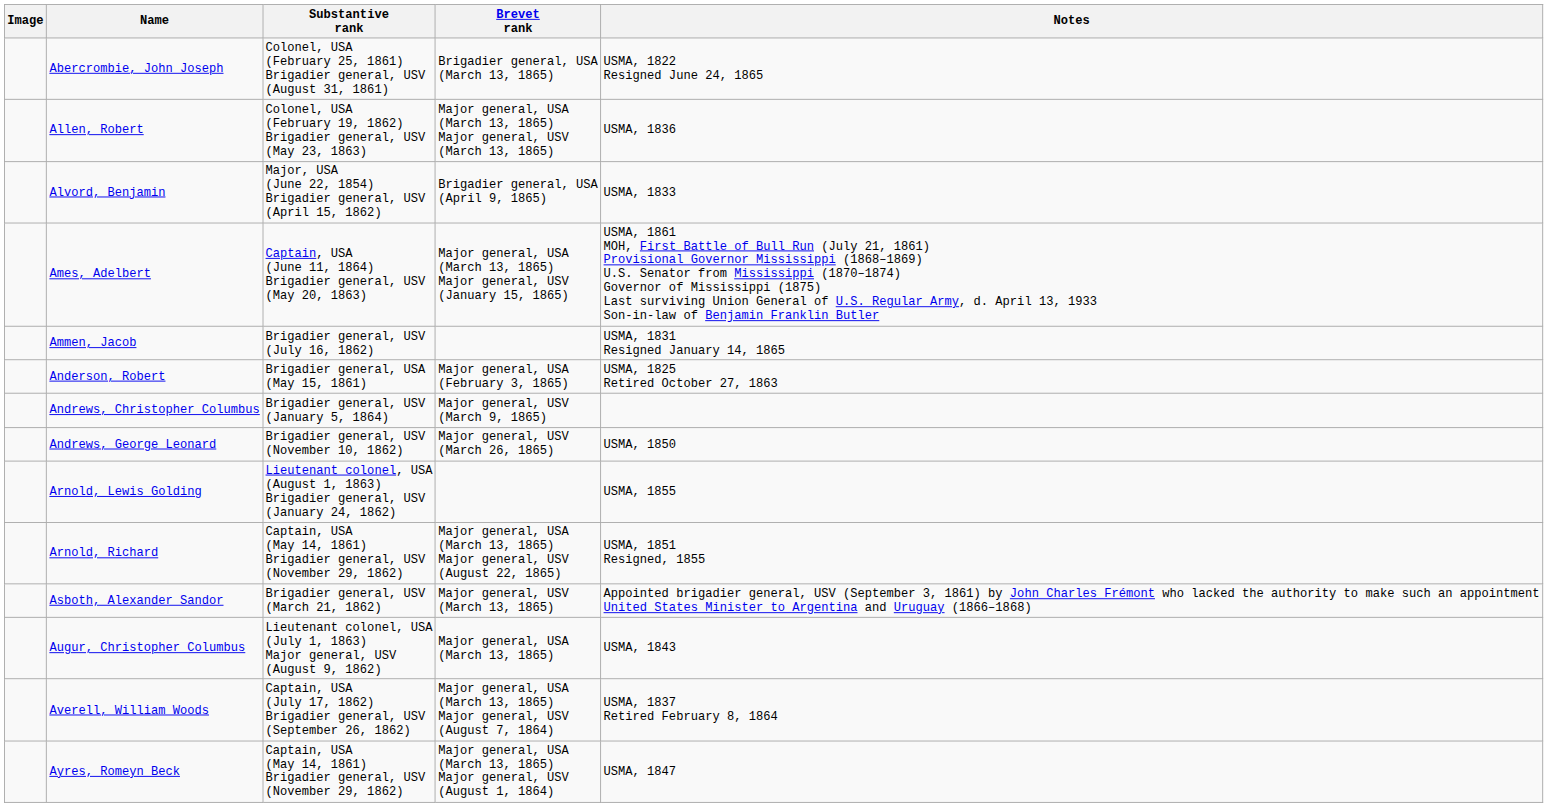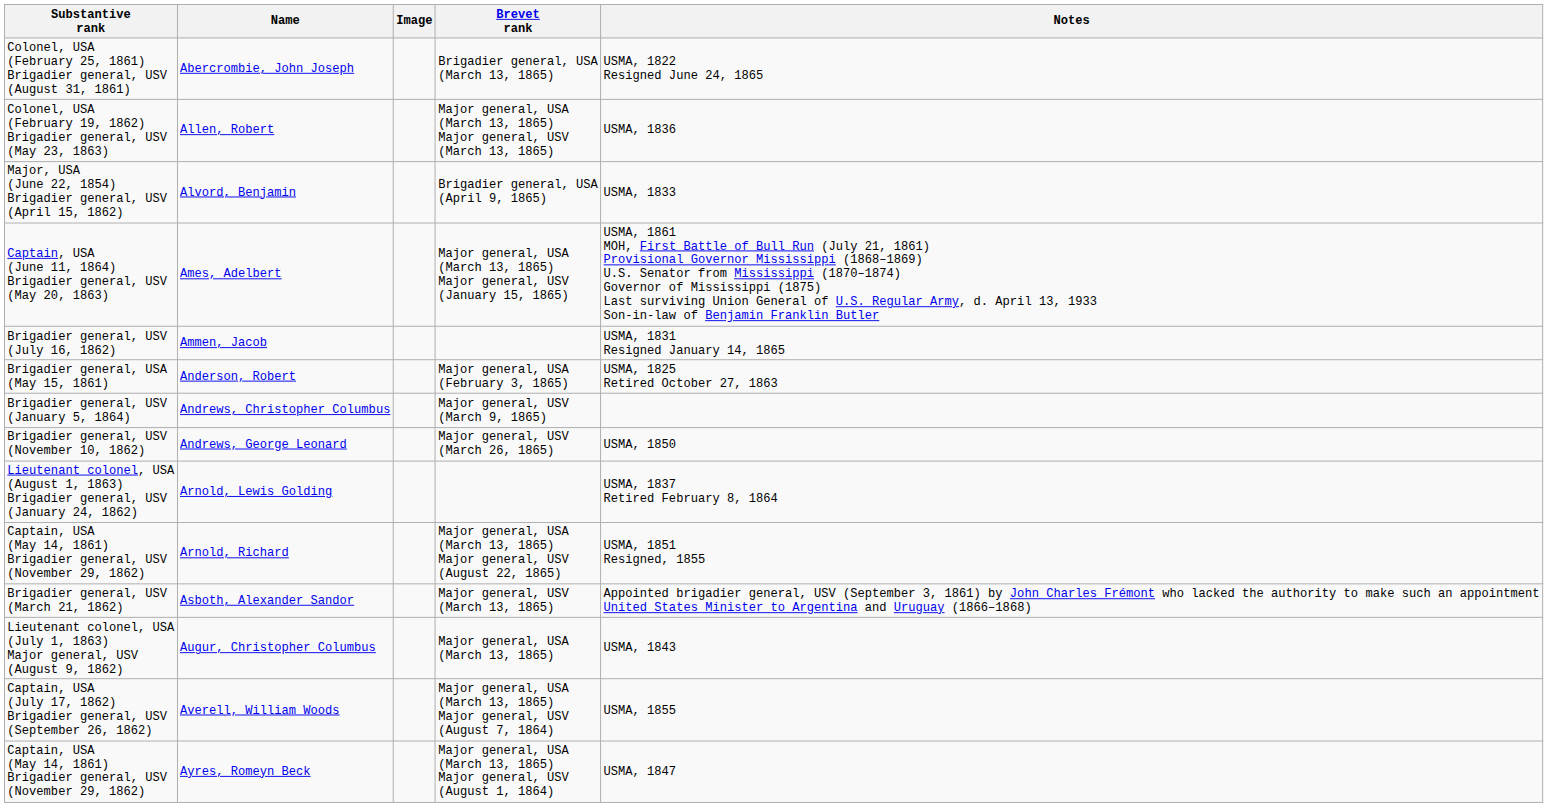columns swapped: (25, 21) <-> (349, 21)
(640, 492) USMA, 1855 -> (691, 492) USMA, 1837 Retired February 8, 1864
(691, 710) USMA, 1837 Retired February 8, 1864 -> (640, 710) USMA, 1855
